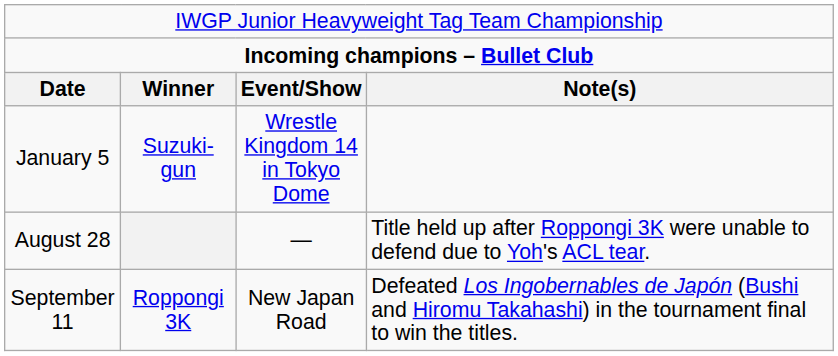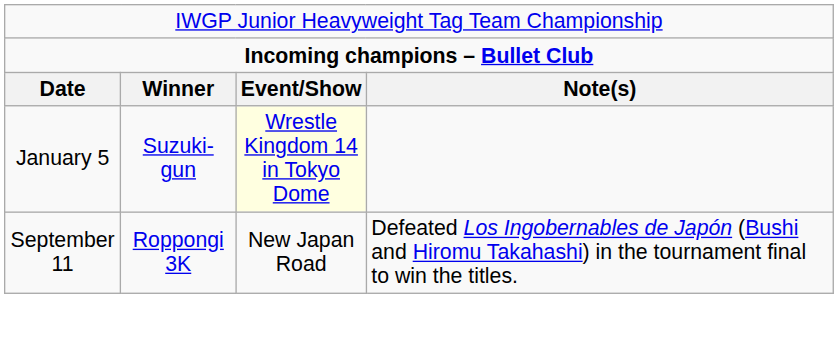(301, 158) no background -> (301, 158) lightyellow background
- row: (63, 240)
